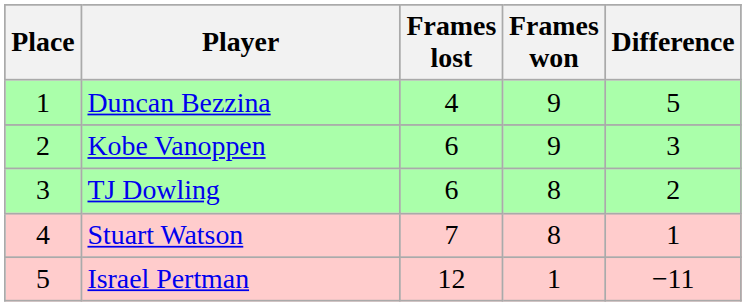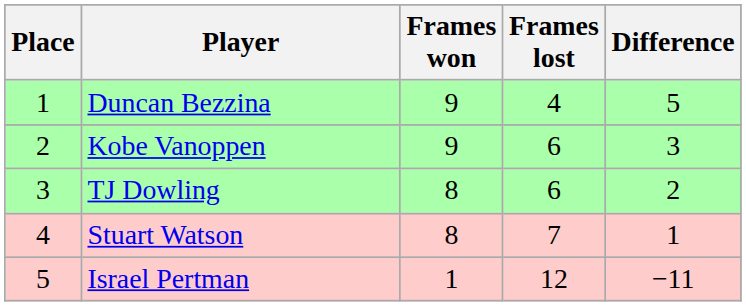columns swapped: (554, 42) <-> (451, 42)
